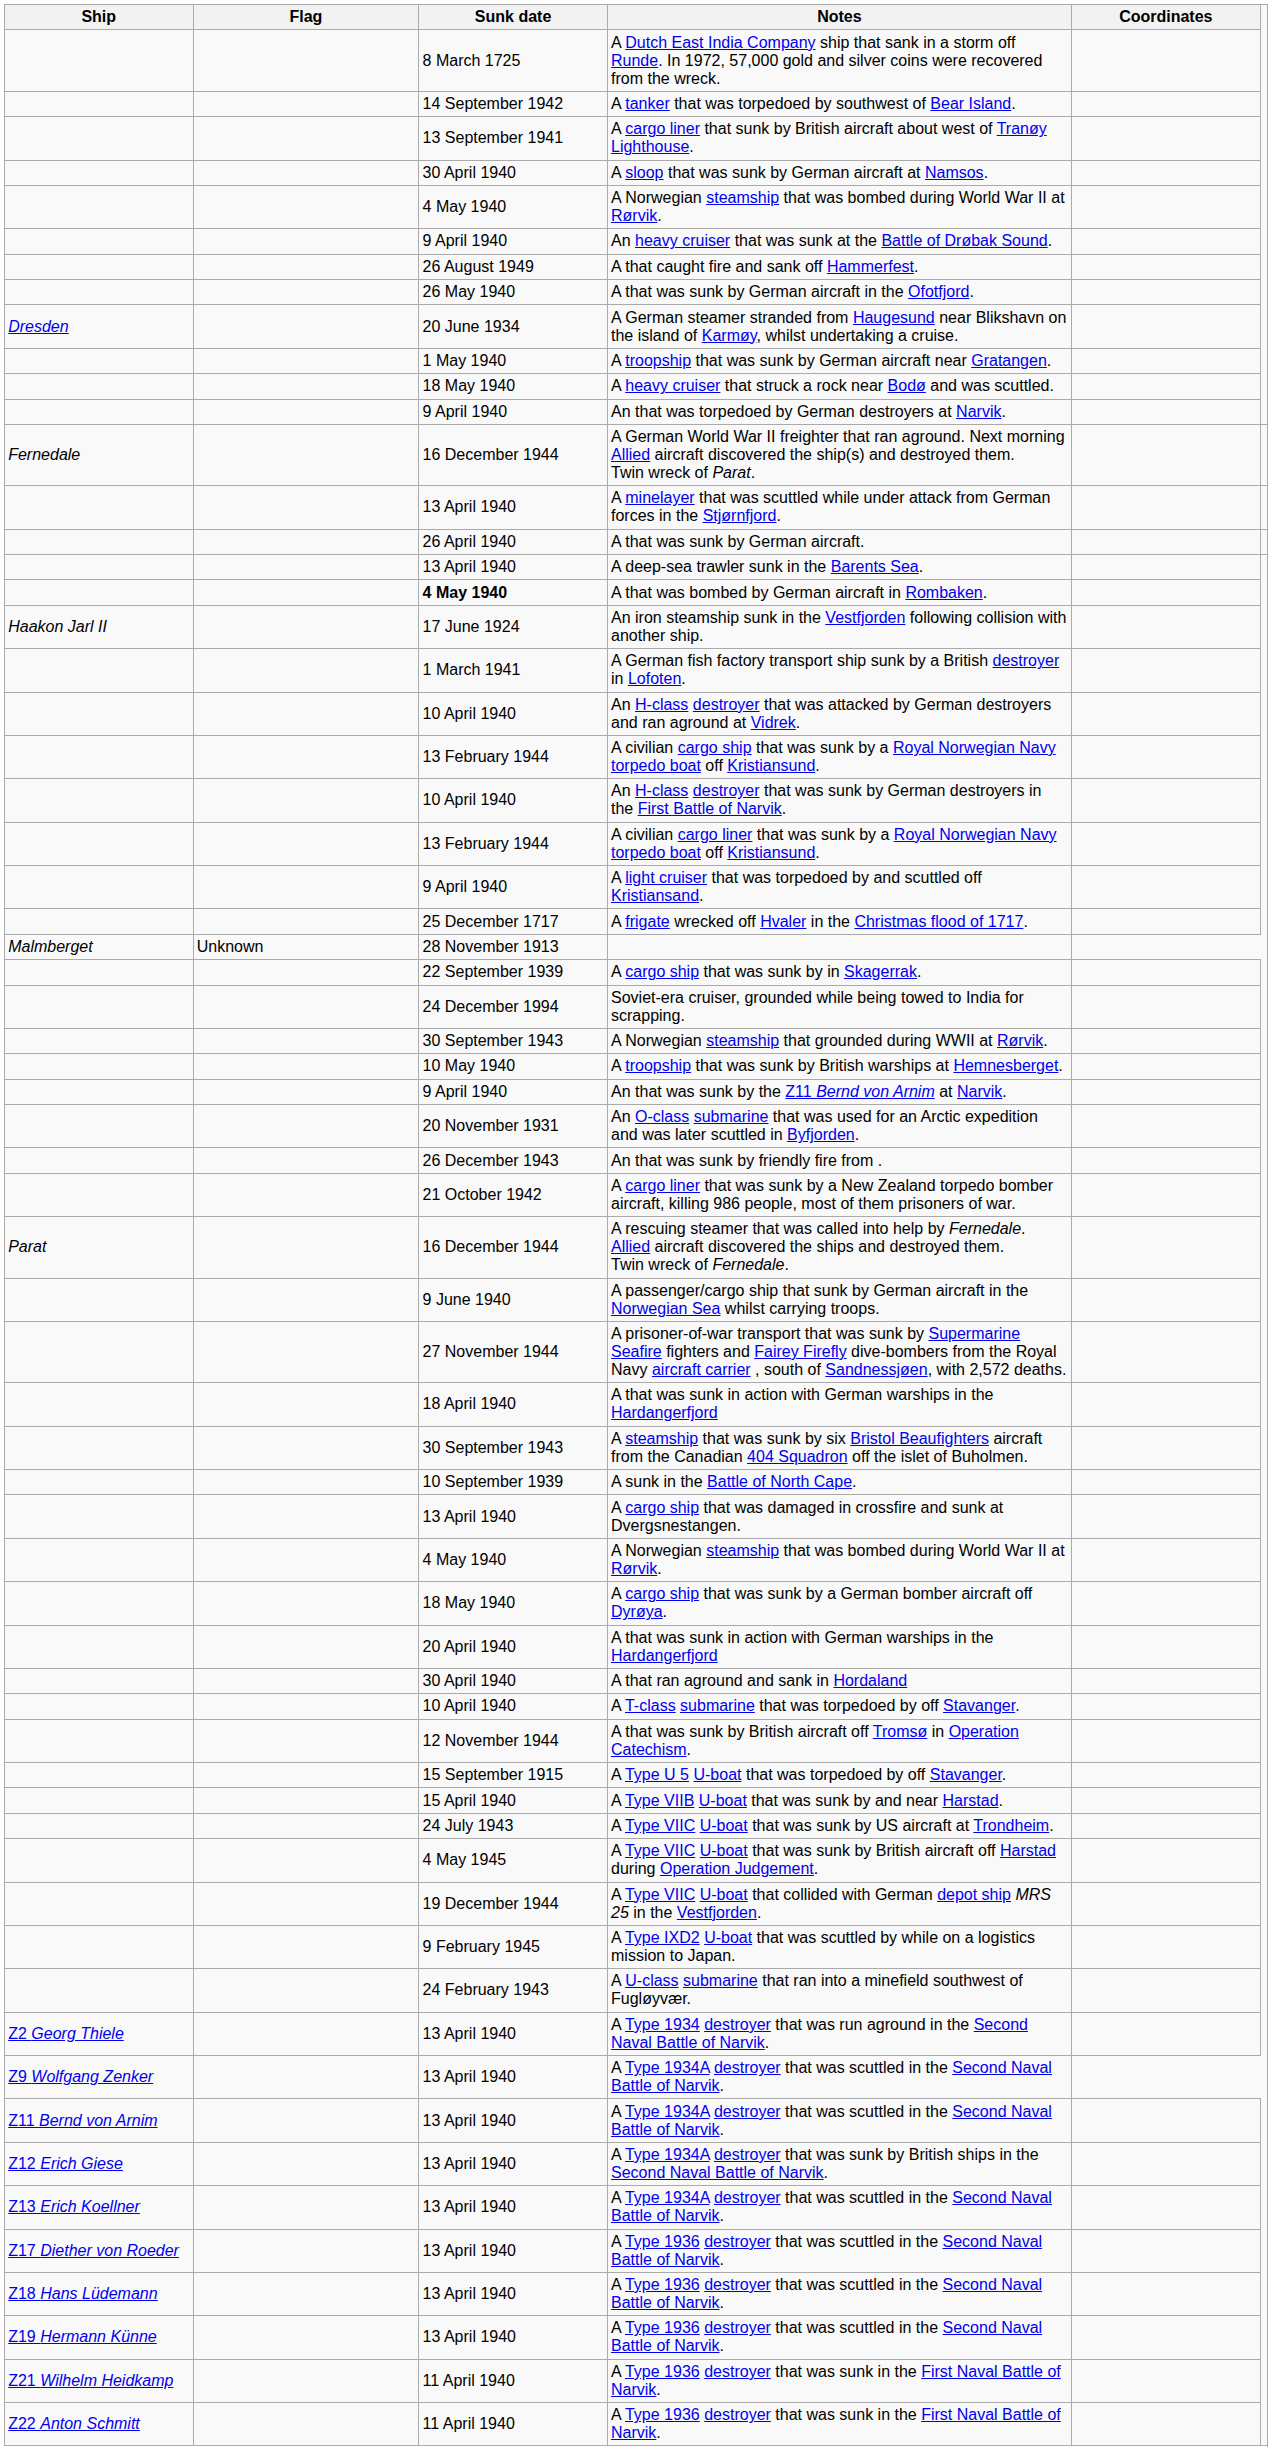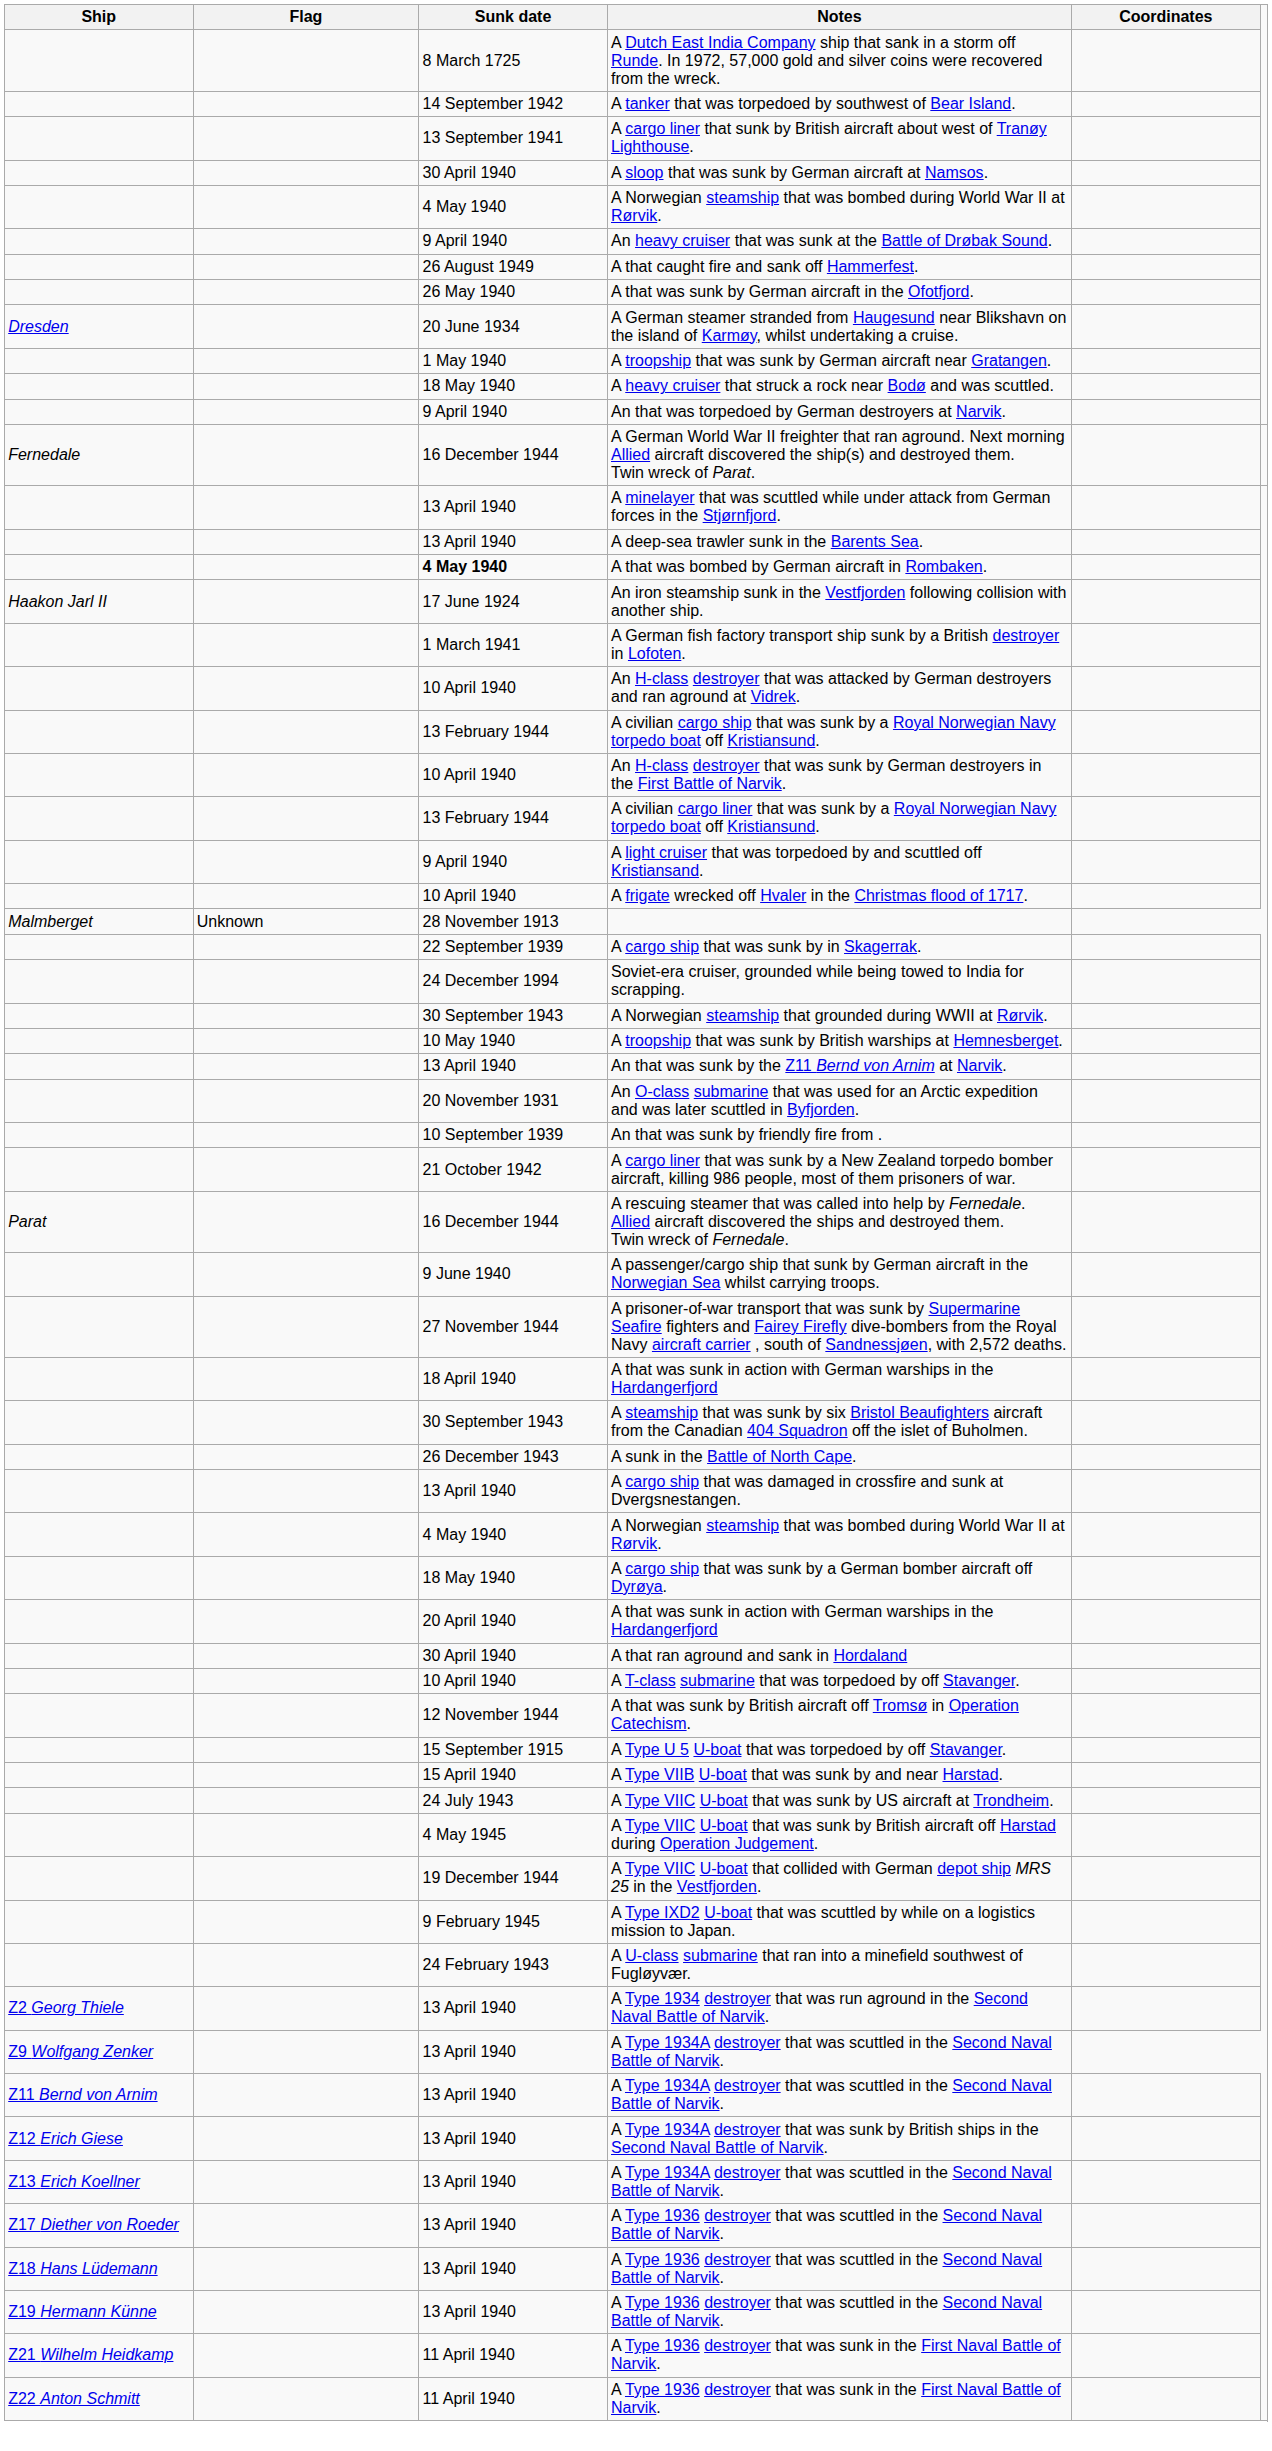- row: (99, 542)
(491, 921) 25 December 1717 -> (469, 896) 10 April 1940
(465, 1091) 9 April 1940 -> (469, 1066) 13 April 1940
(491, 1160) 26 December 1943 -> (493, 1135) 10 September 1939
(493, 1482) 10 September 1939 -> (491, 1456) 26 December 1943
